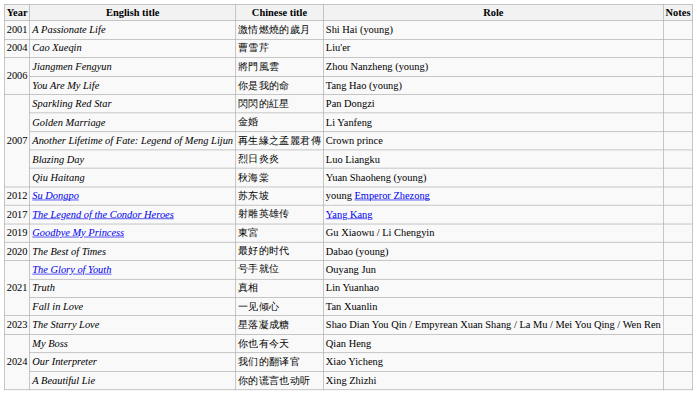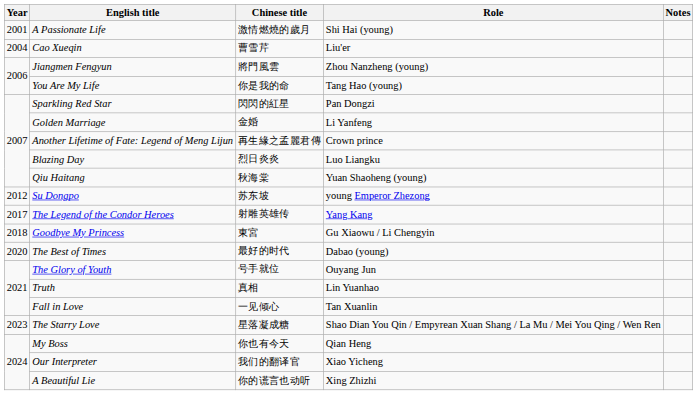(17, 233) 2019 -> (17, 233) 2018
